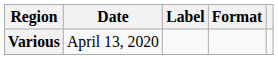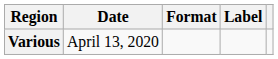columns swapped: (237, 16) <-> (185, 16)
